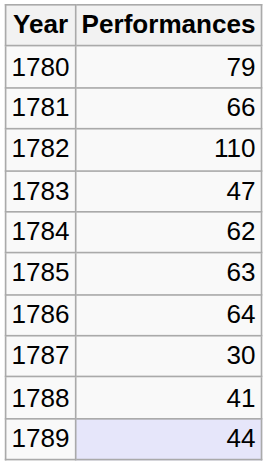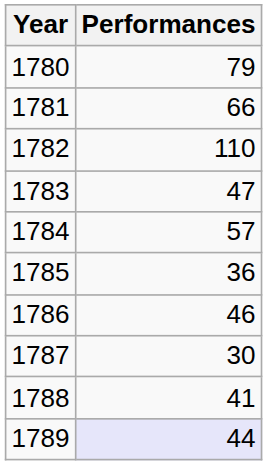(241, 231) 62 -> (241, 231) 57
(241, 273) 63 -> (241, 273) 36
(241, 314) 64 -> (241, 314) 46
